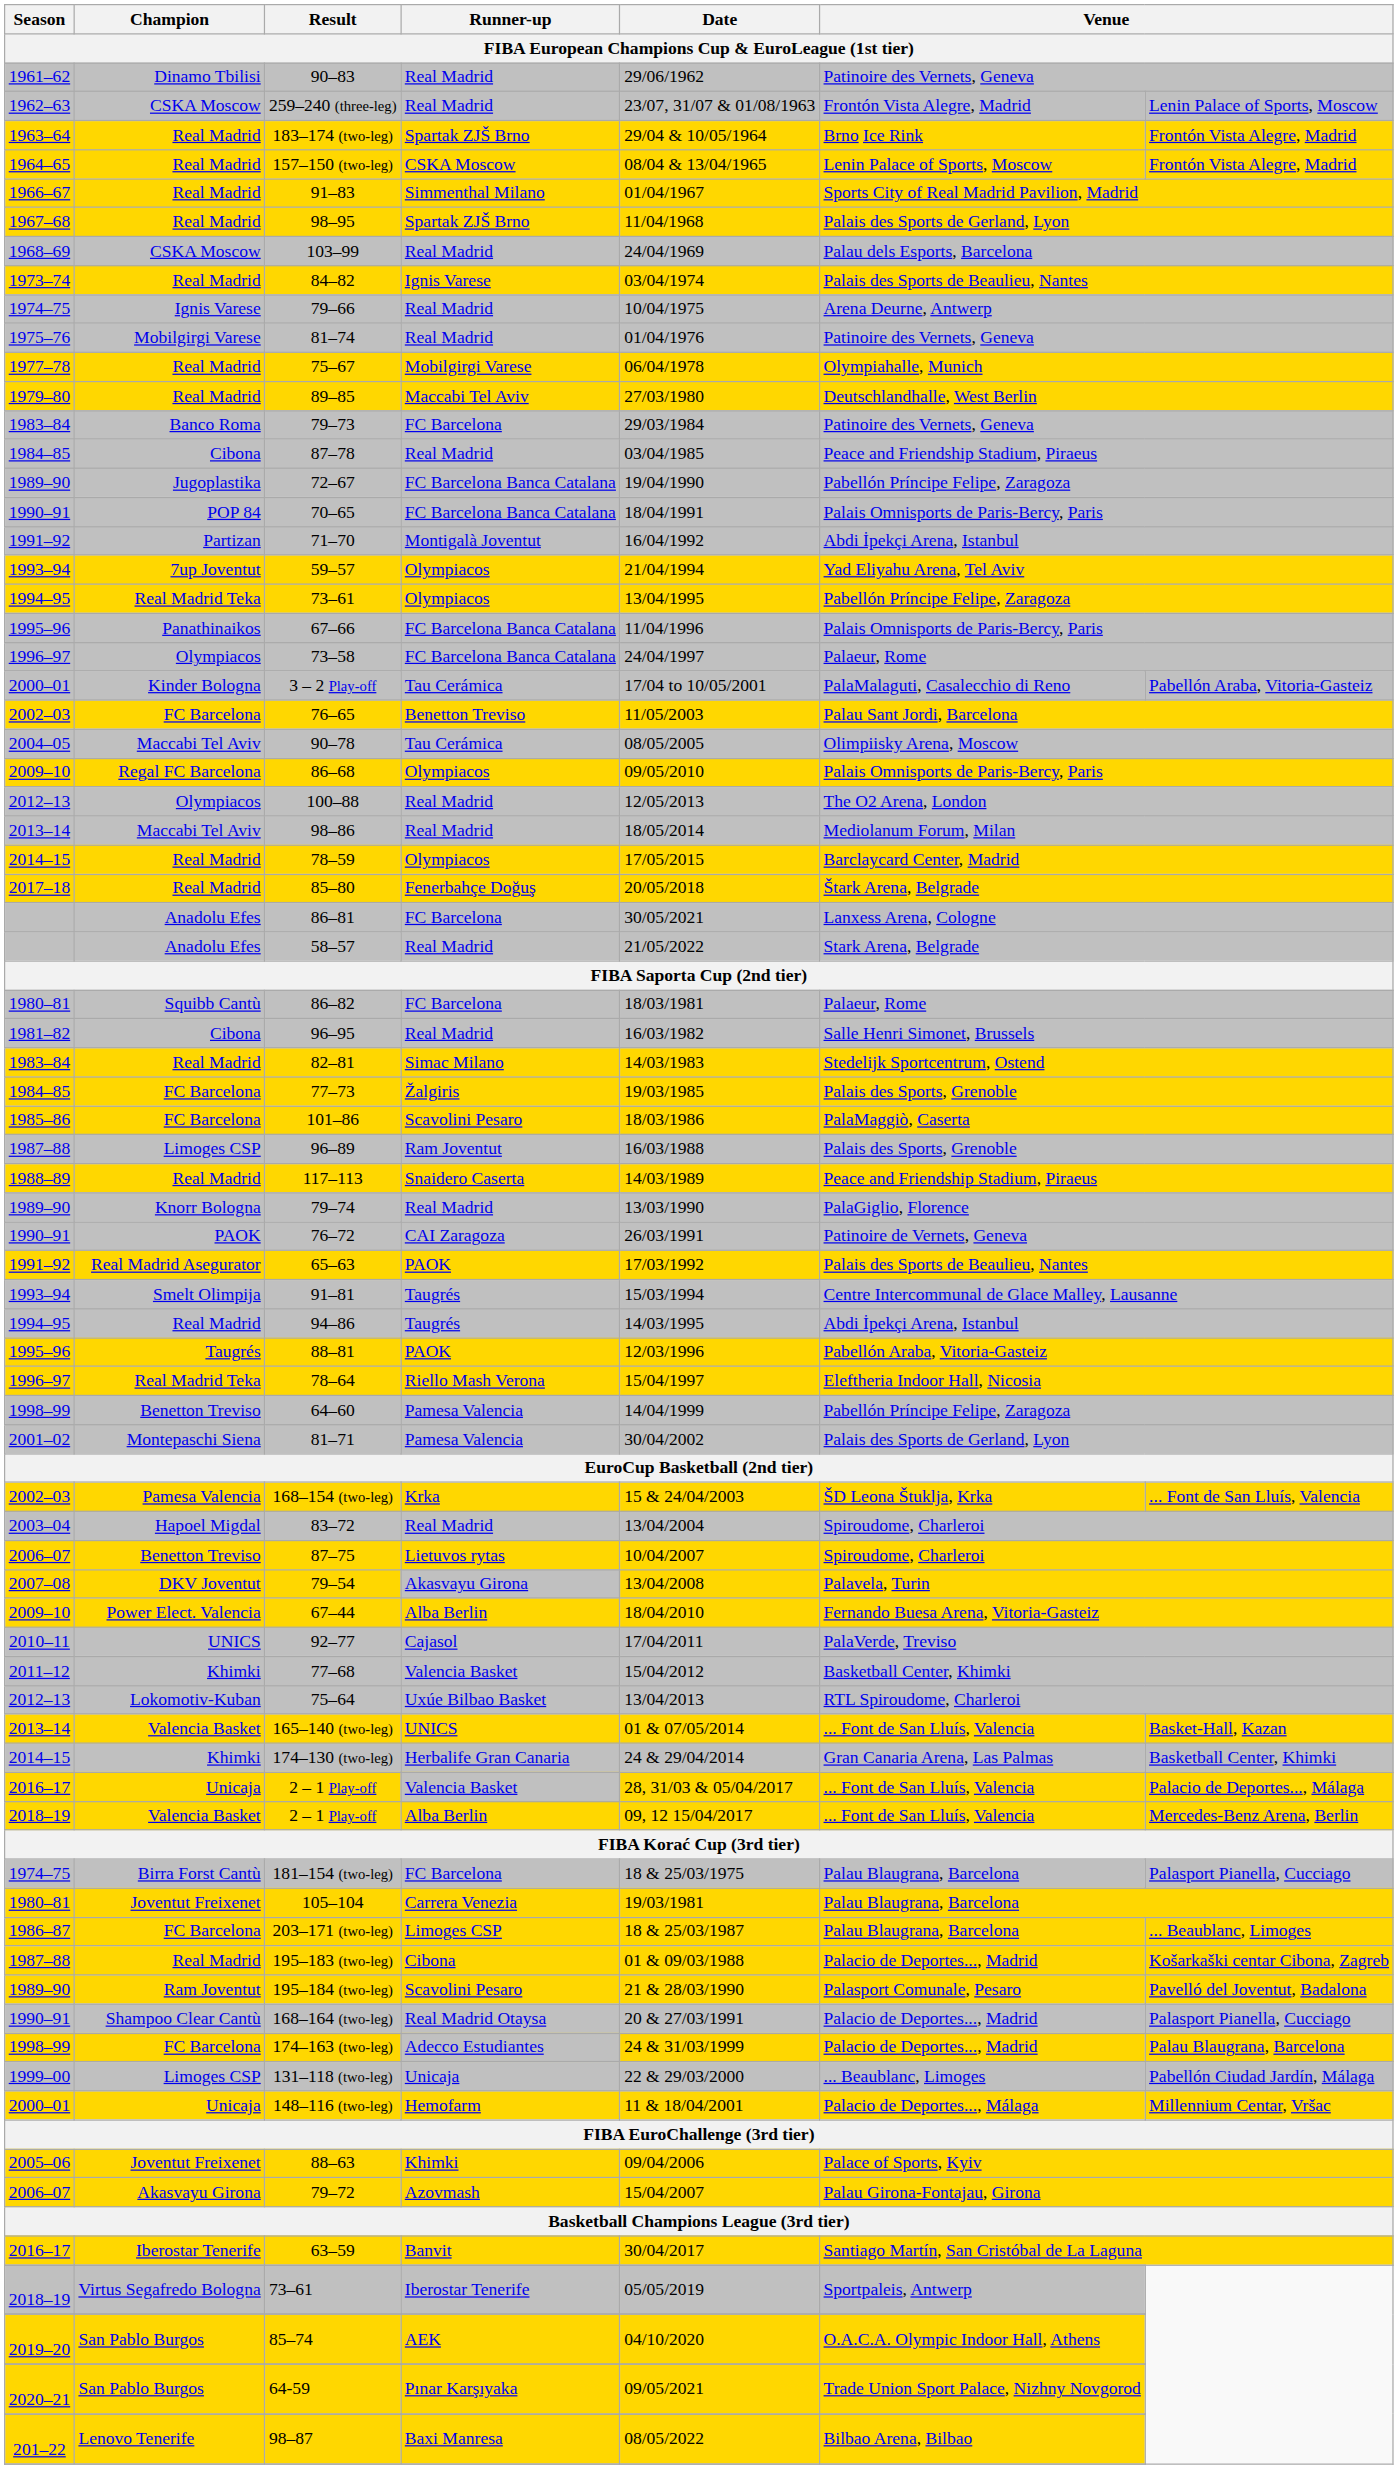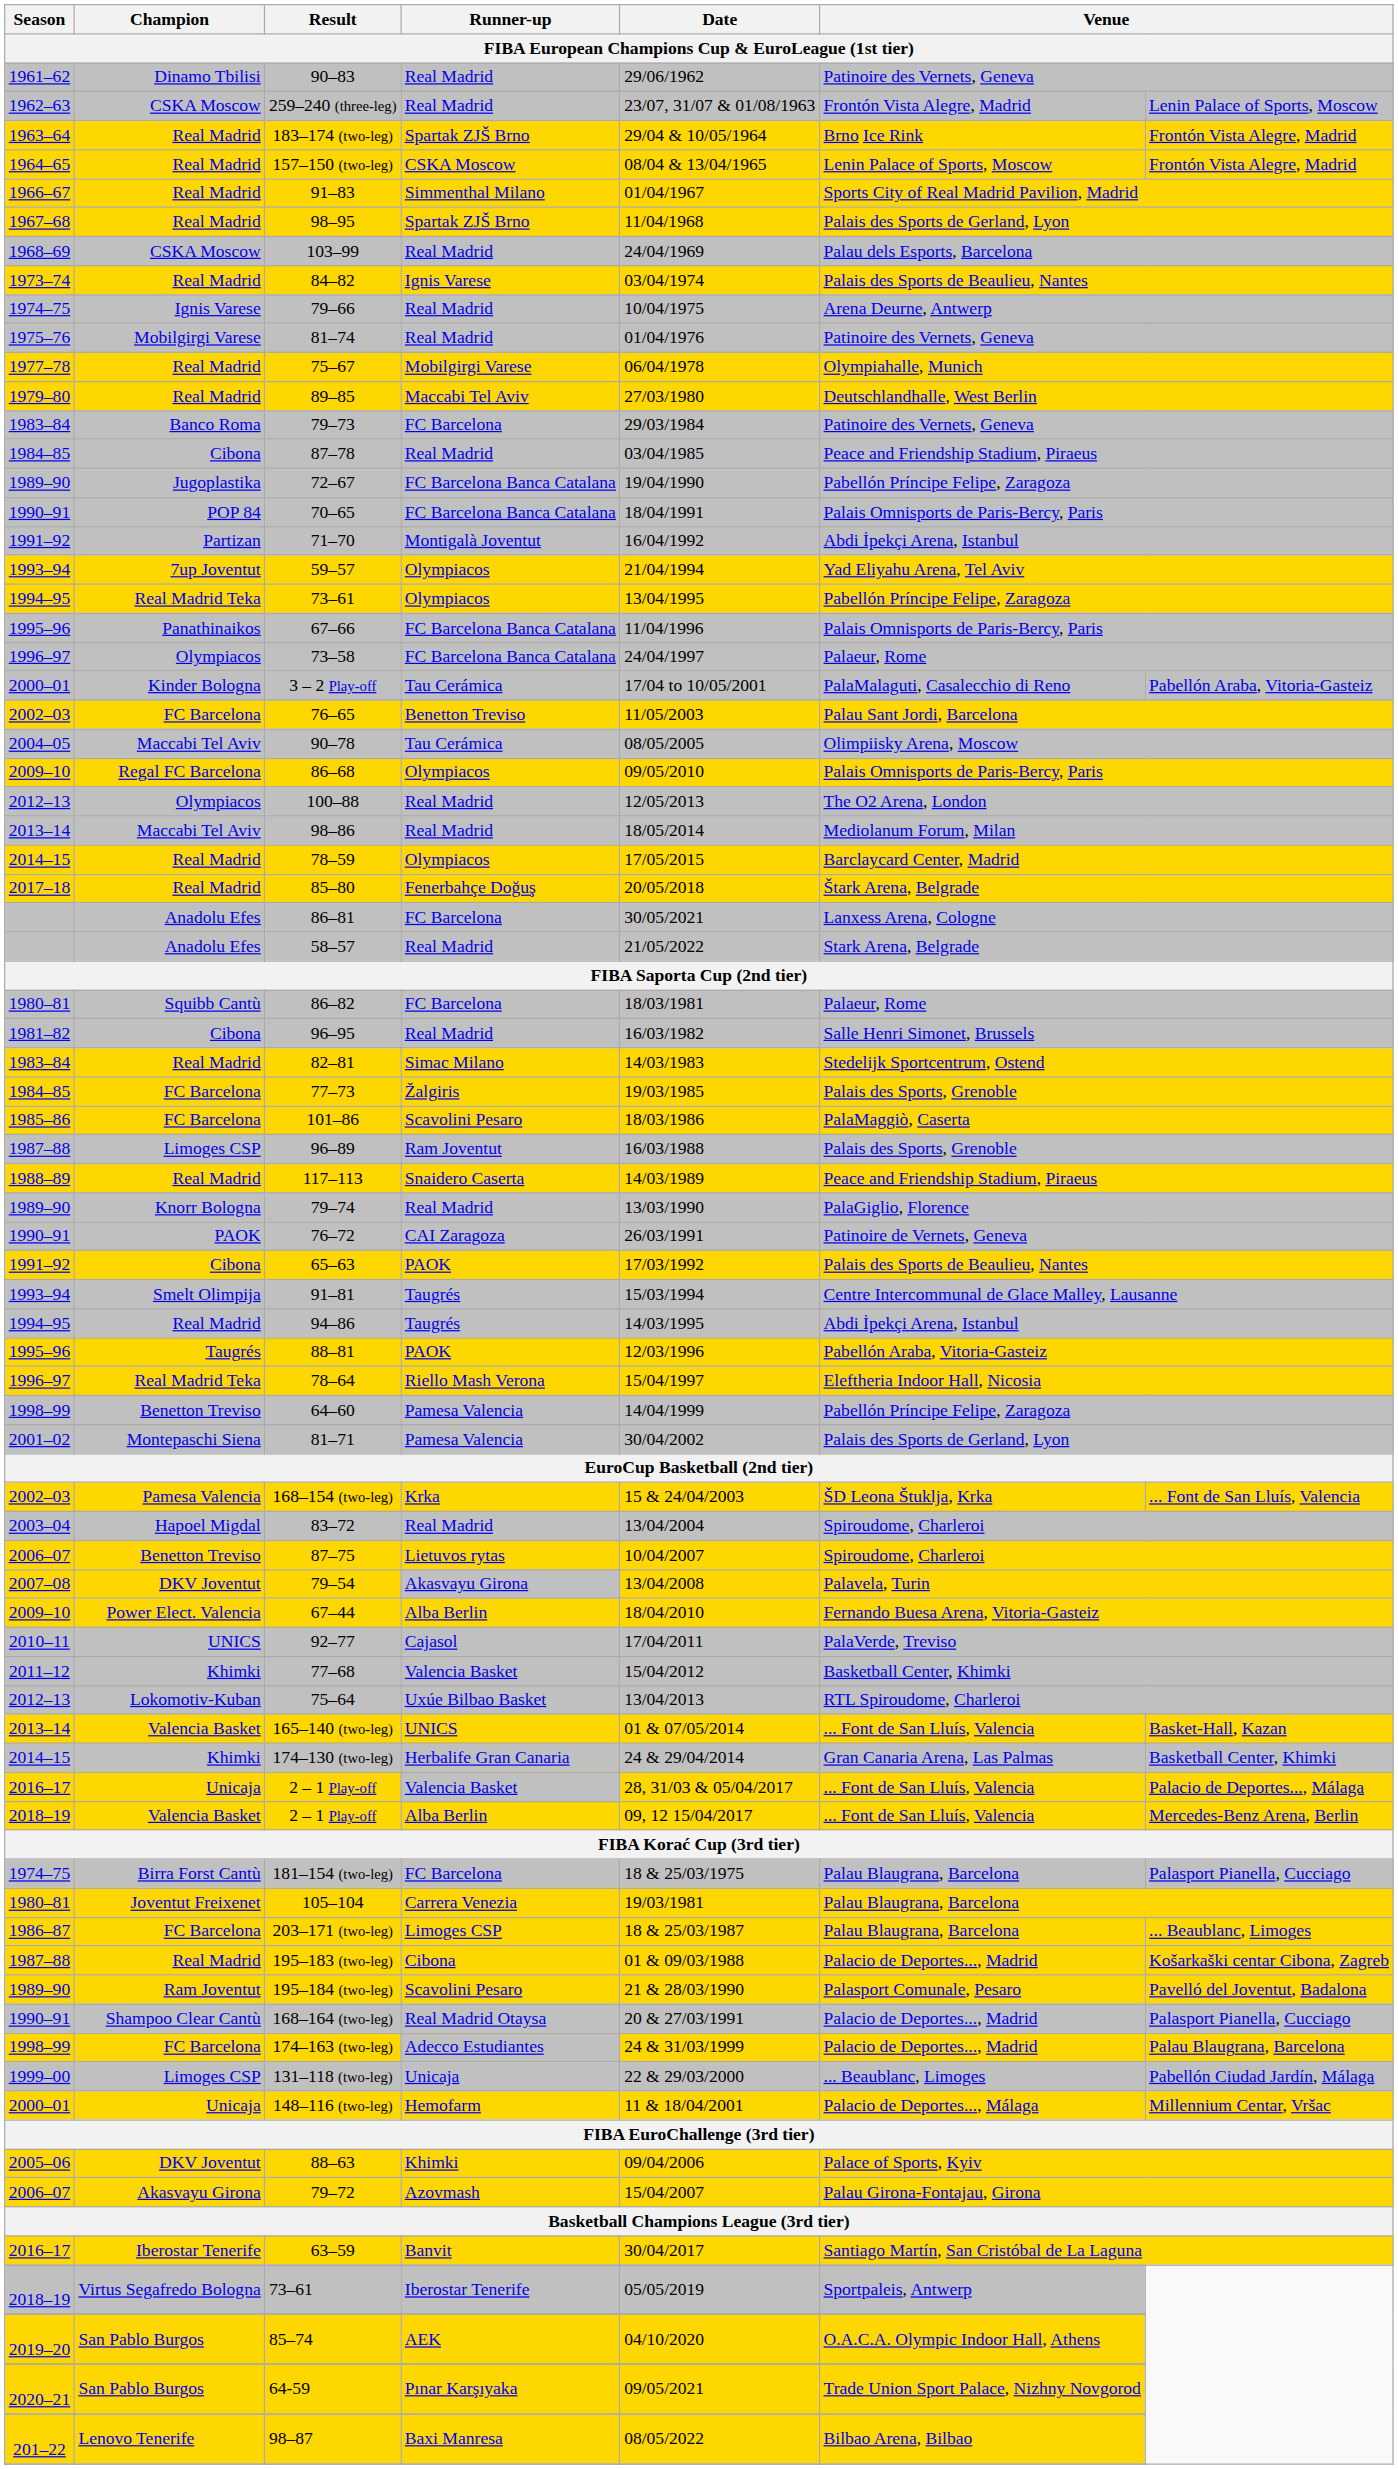(176, 1265) Real Madrid Asegurator -> (235, 1265) Cibona
(196, 2163) Joventut Freixenet -> (210, 2163) DKV Joventut
